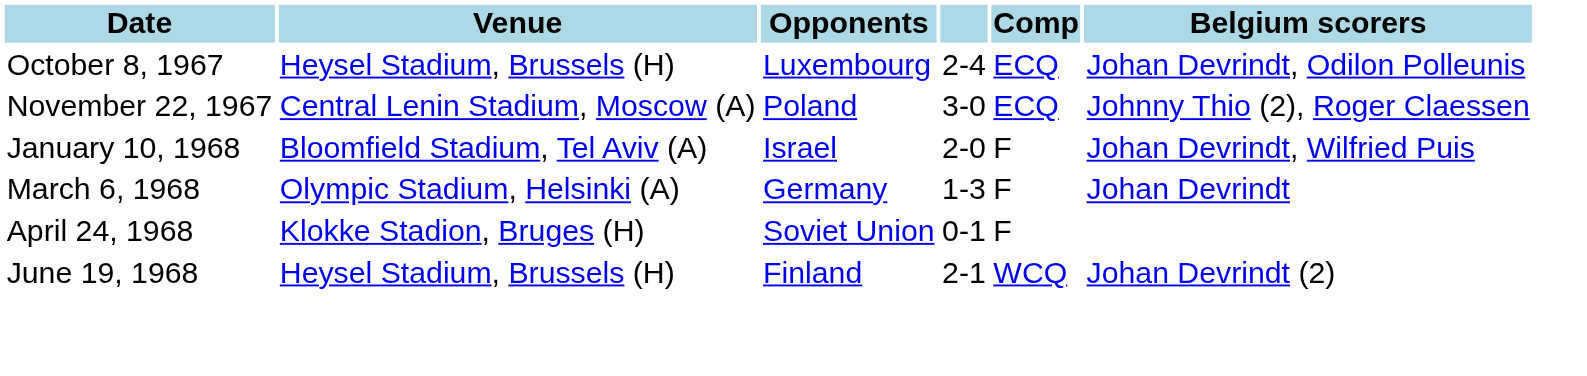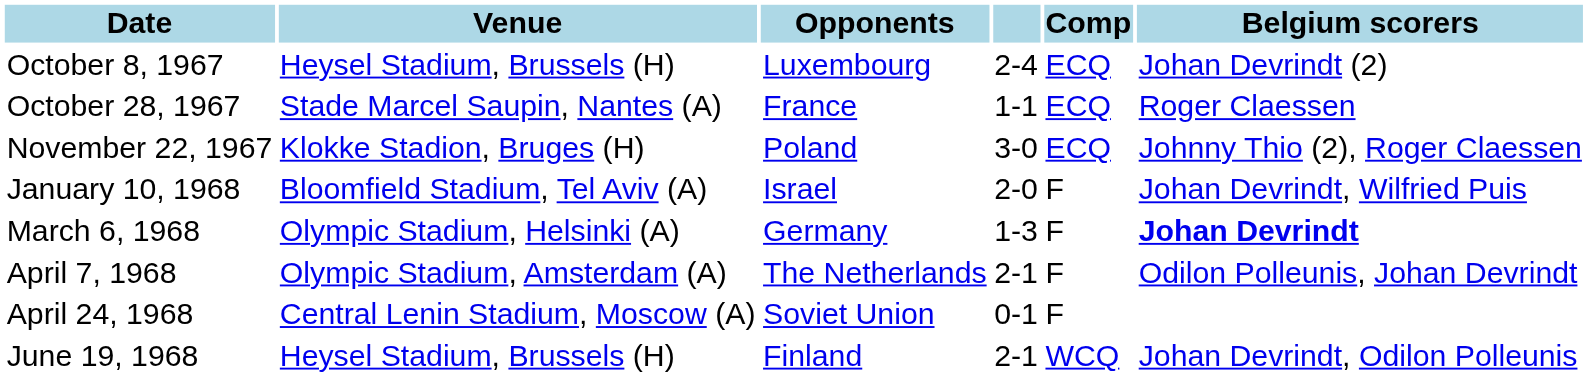(1306, 64) Johan Devrindt, Odilon Polleunis -> (1263, 64) Johan Devrindt (2)
+ row: (124, 106)
(518, 106) Central Lenin Stadium, Moscow (A) -> (462, 147) Klokke Stadion, Bruges (H)
(1188, 189) normal -> (1249, 231) bold
+ row: (92, 272)
(462, 231) Klokke Stadion, Bruges (H) -> (518, 314) Central Lenin Stadium, Moscow (A)
(1211, 272) Johan Devrindt (2) -> (1358, 355) Johan Devrindt, Odilon Polleunis
